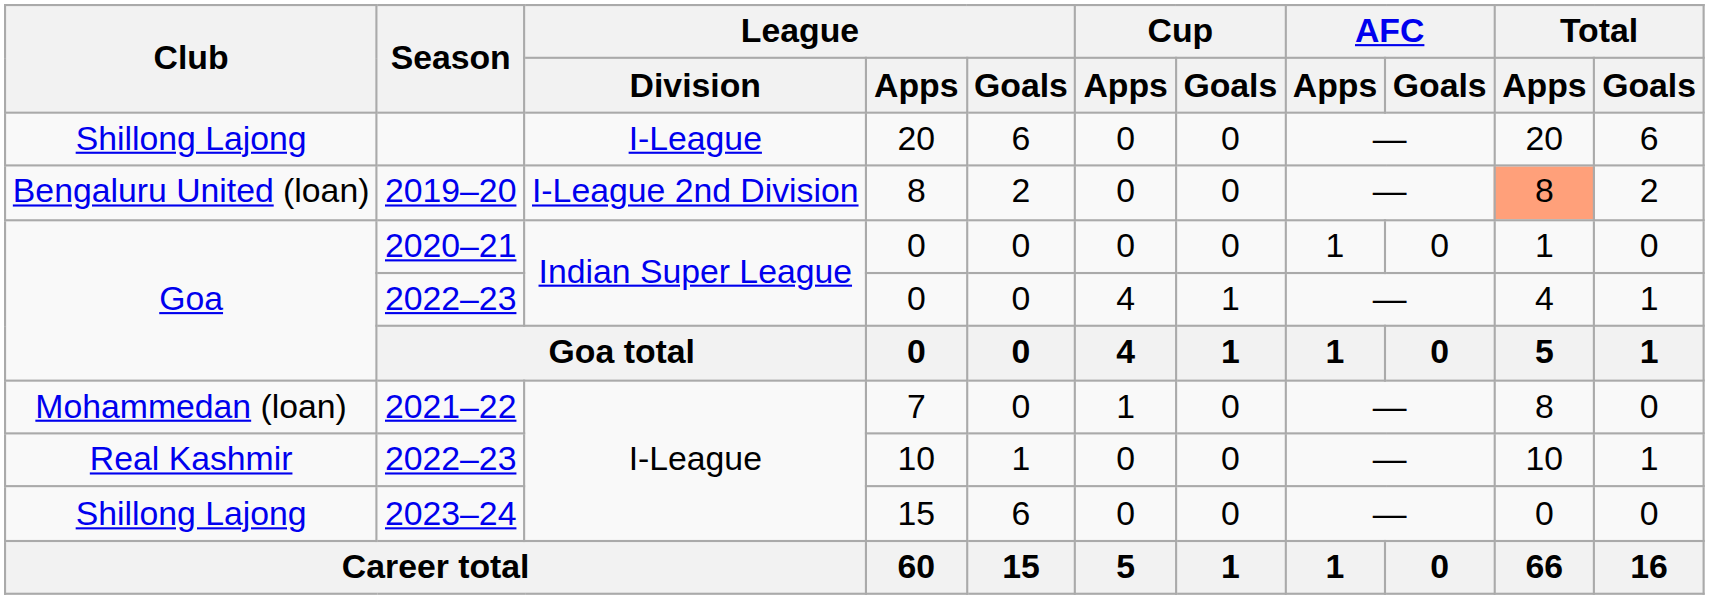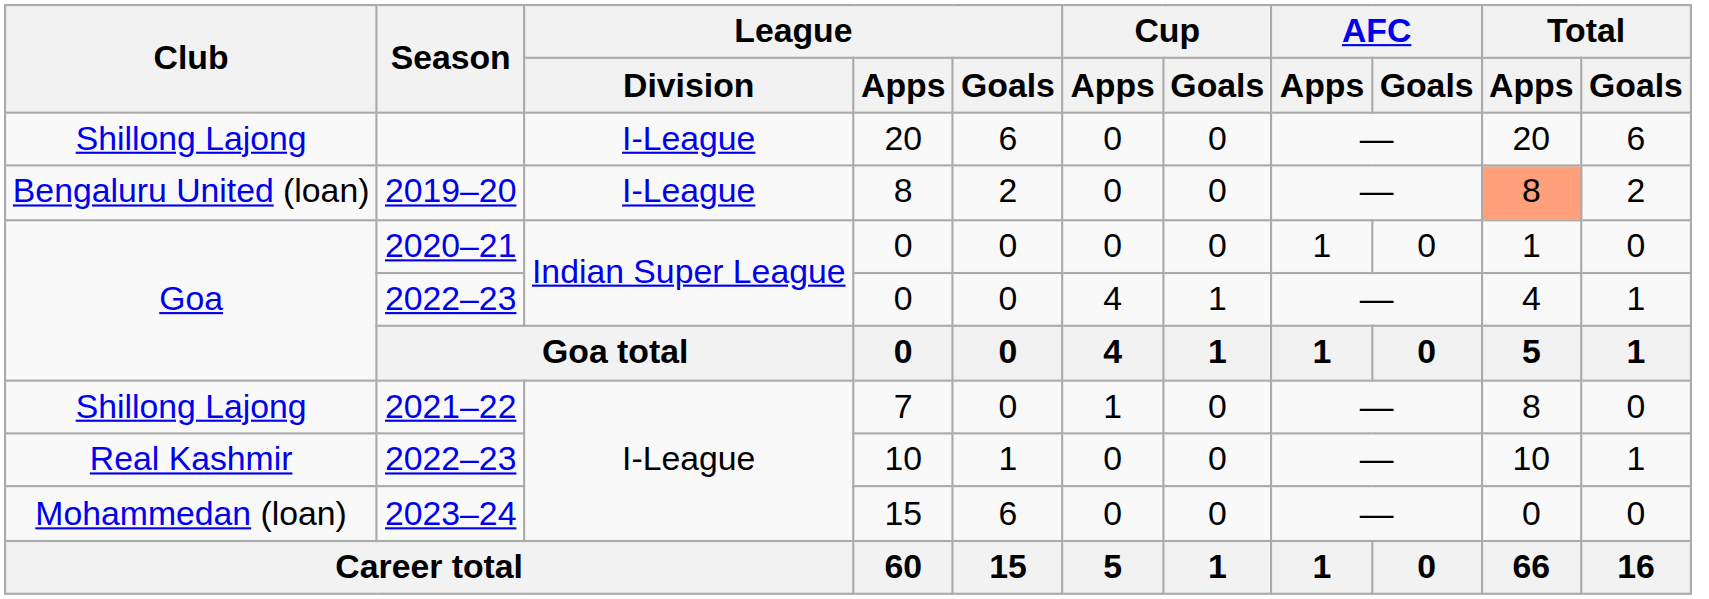(695, 191) I-League 2nd Division -> (689, 191) I-League
(191, 406) Mohammedan (loan) -> (191, 406) Shillong Lajong
(191, 513) Shillong Lajong -> (191, 513) Mohammedan (loan)
